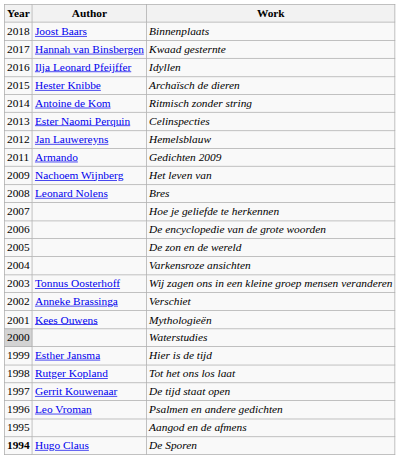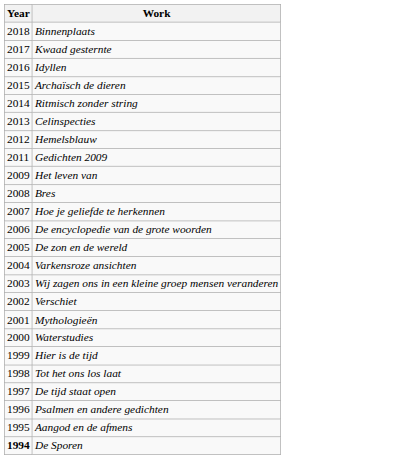- column: (89, 13)
(18, 337) lightgrey background -> (18, 337) no background
